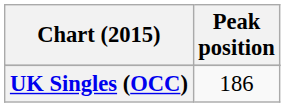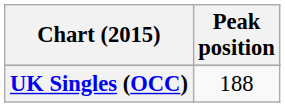(237, 83) 186 -> (237, 83) 188
